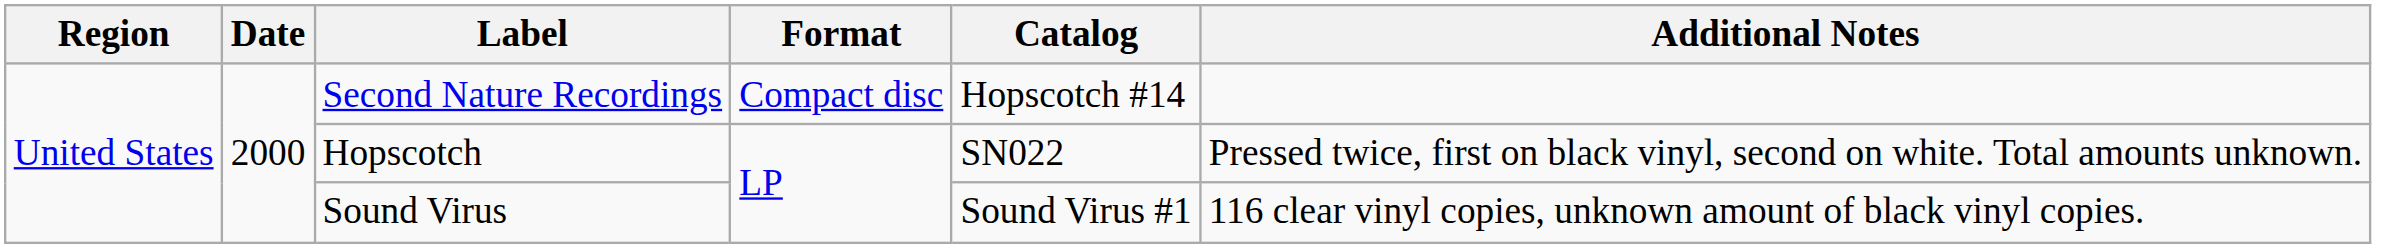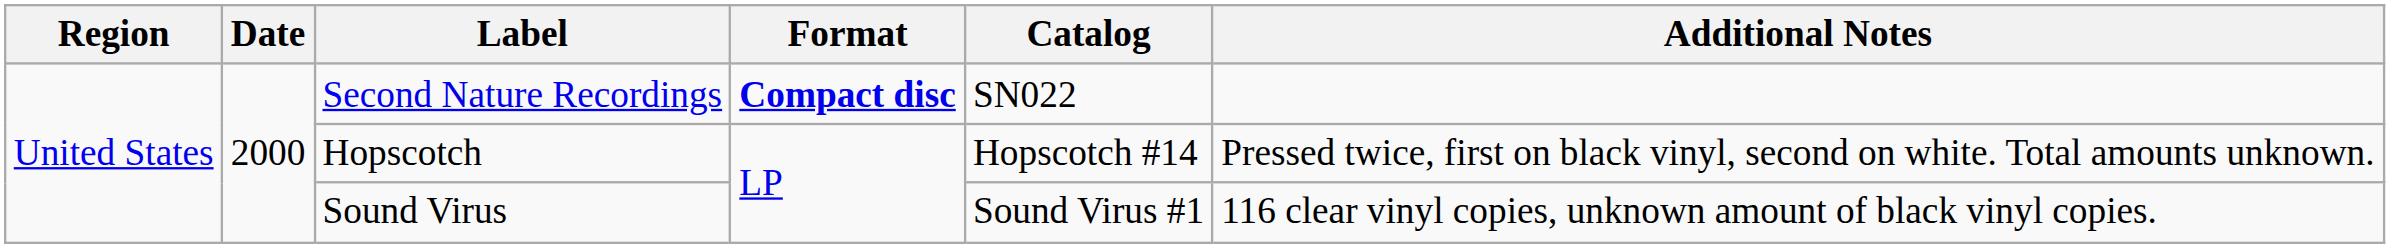(841, 93) normal -> (848, 93) bold
(1073, 93) Hopscotch #14 -> (1025, 93) SN022
(1012, 152) SN022 -> (1085, 152) Hopscotch #14
